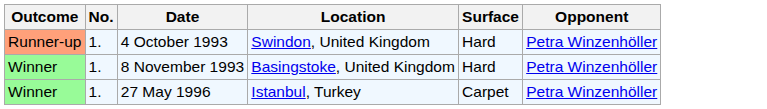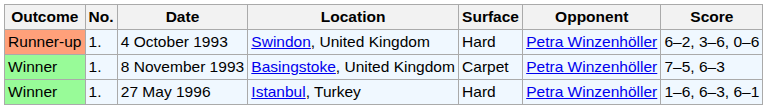+ column: (712, 16)
(479, 66) Hard -> (485, 66) Carpet
(485, 92) Carpet -> (479, 92) Hard
